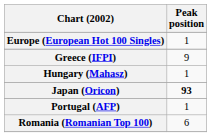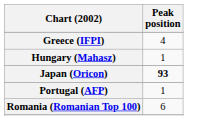- row: (85, 40)
(187, 57) 9 -> (163, 40) 4
